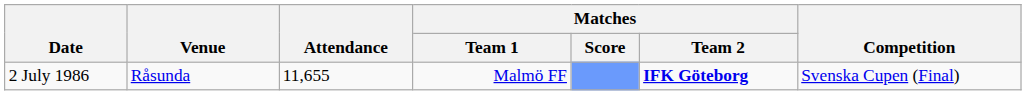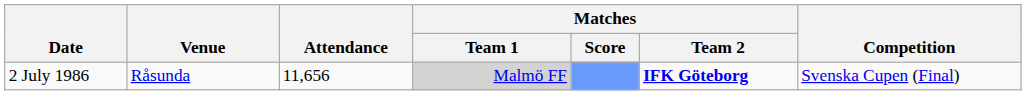(306, 76) 11,655 -> (306, 76) 11,656
(530, 76) no background -> (530, 76) lightgrey background
